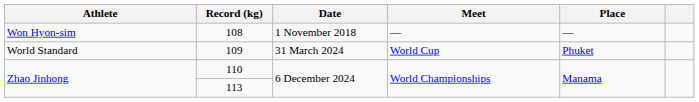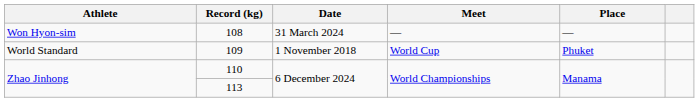(316, 32) 1 November 2018 -> (309, 32) 31 March 2024
(309, 51) 31 March 2024 -> (316, 51) 1 November 2018
